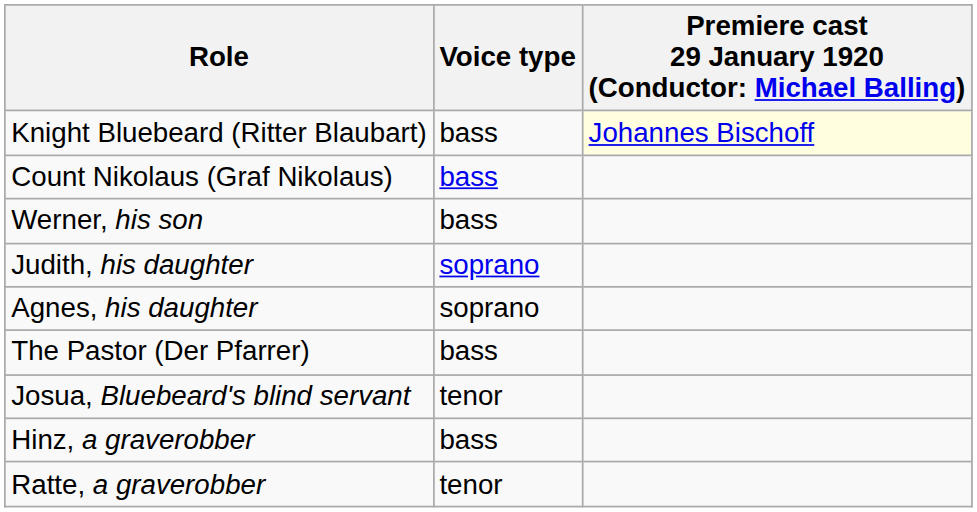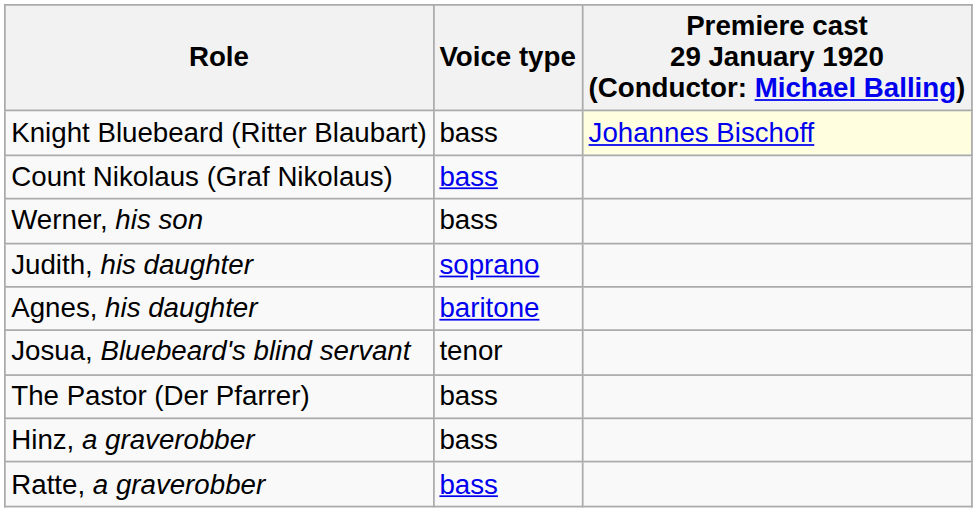(489, 308) soprano -> (489, 308) baritone
rows swapped: (211, 396) <-> (160, 352)
(471, 483) tenor -> (469, 483) bass
